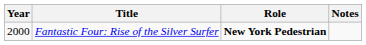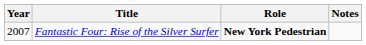(18, 31) 2000 -> (18, 31) 2007
